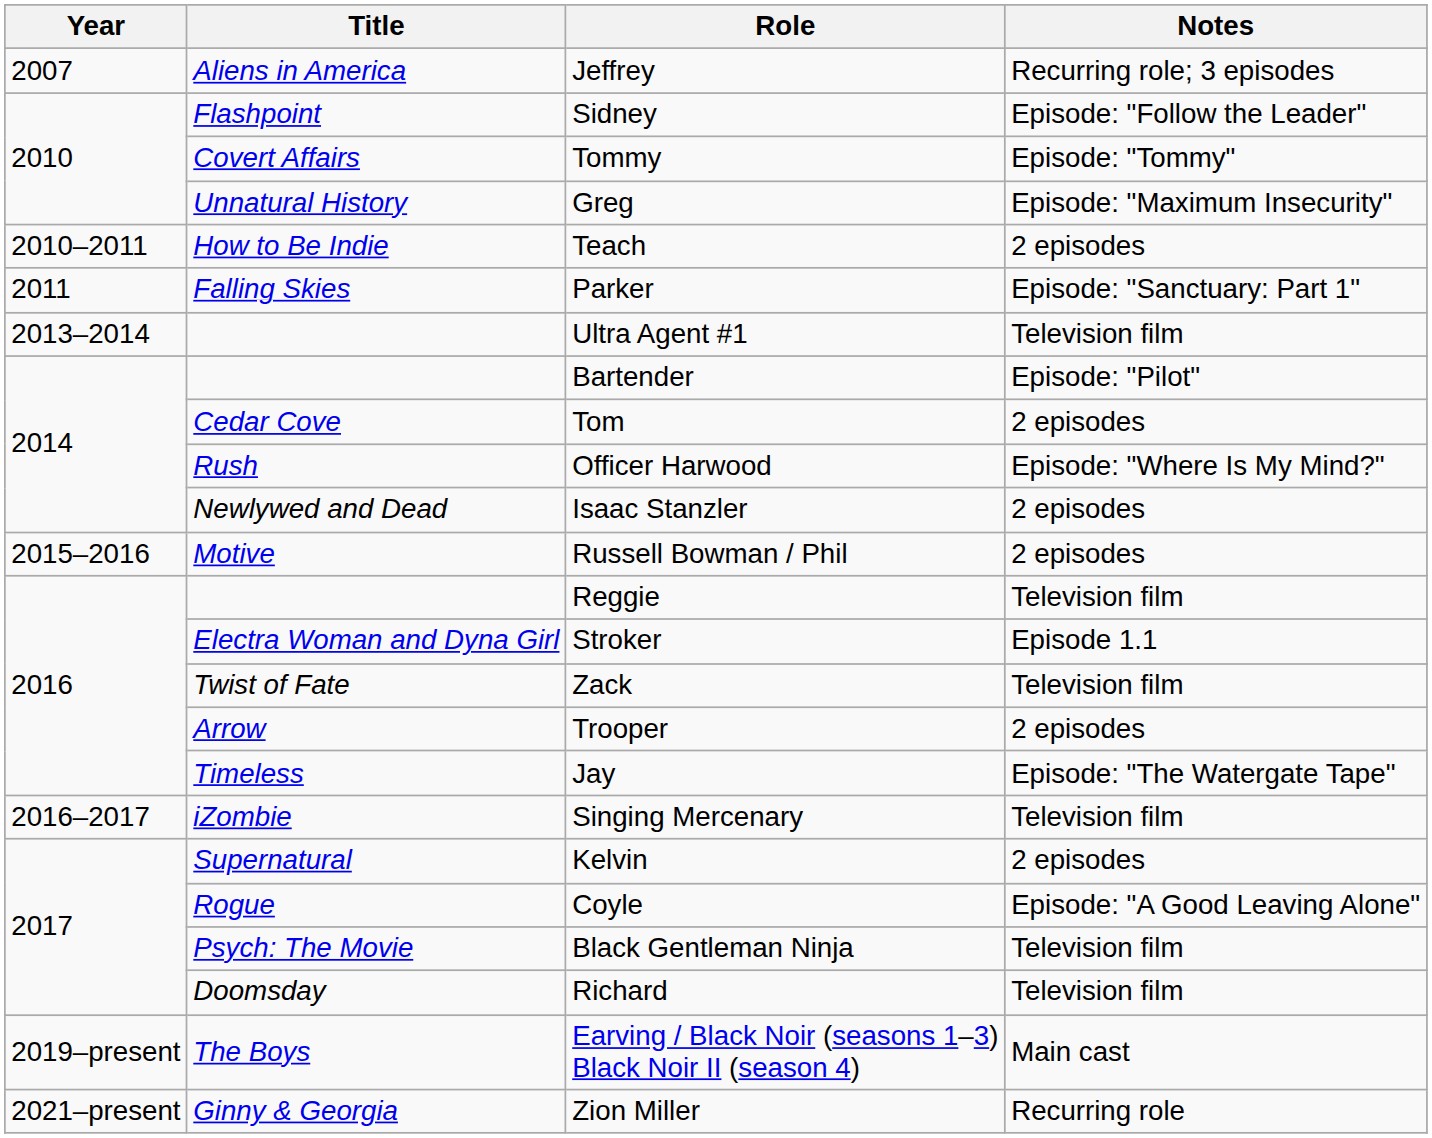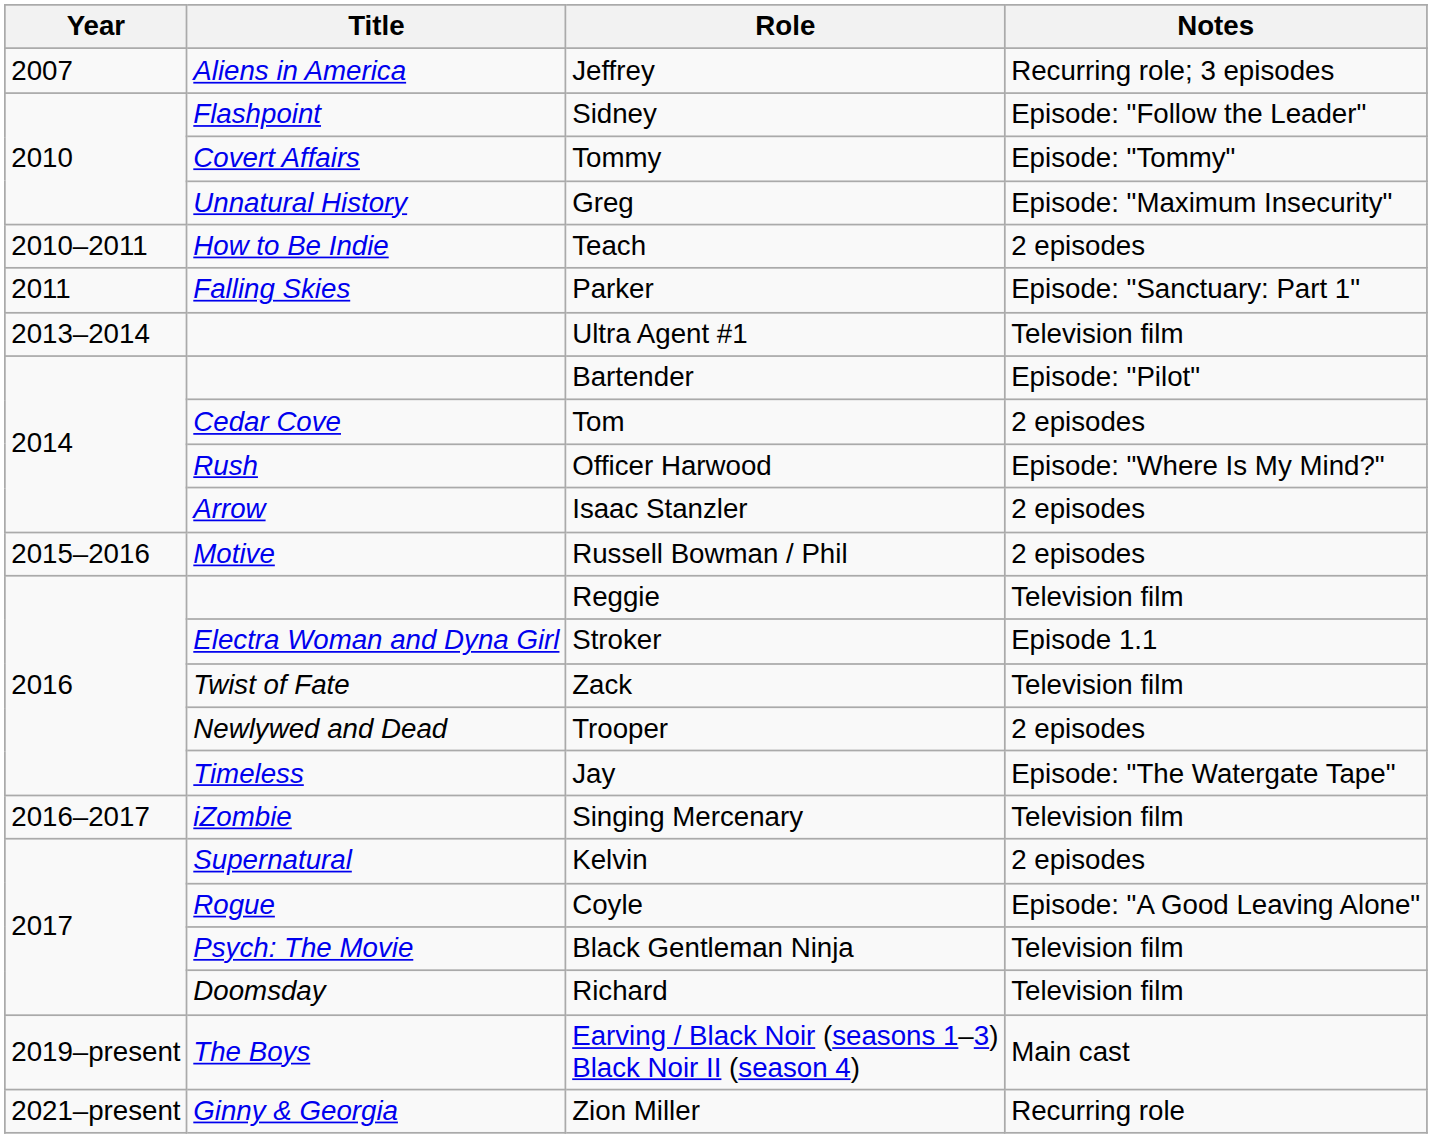(320, 509) Newlywed and Dead -> (229, 509) Arrow
(229, 728) Arrow -> (320, 728) Newlywed and Dead
